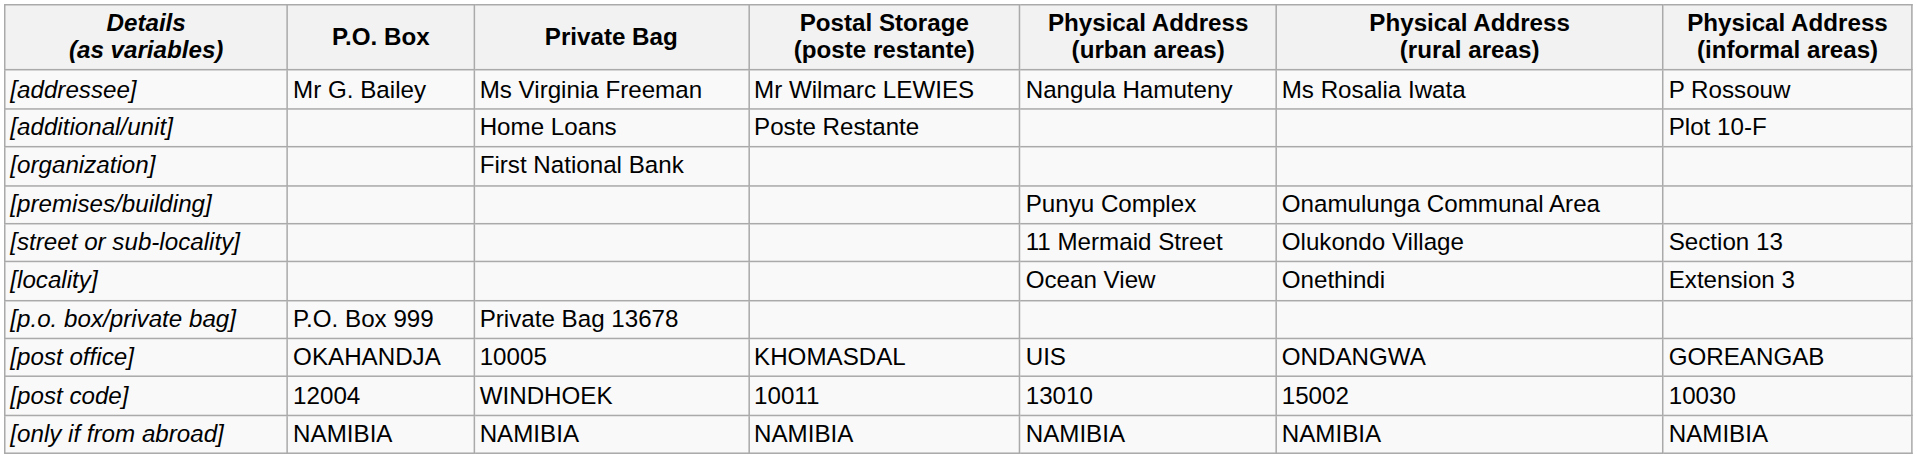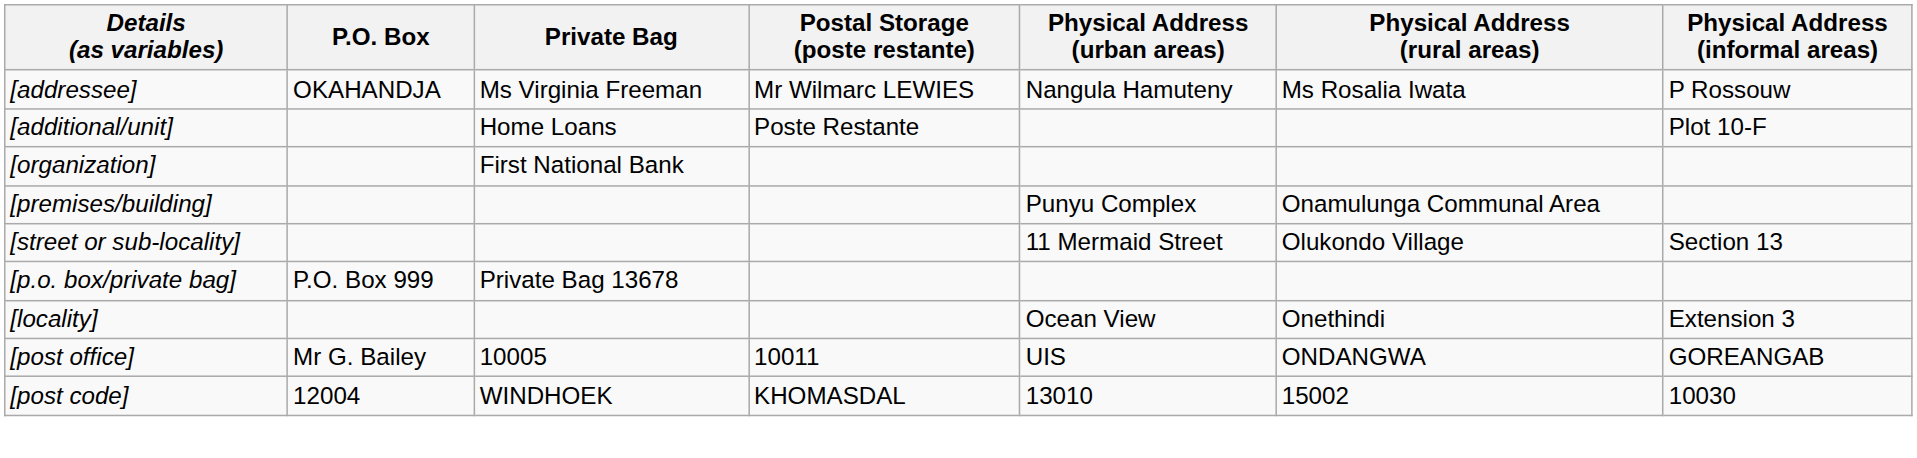(360, 89) Mr G. Bailey -> (367, 89) OKAHANDJA
rows swapped: (54, 280) <-> (123, 319)
(367, 357) OKAHANDJA -> (360, 357) Mr G. Bailey
(830, 357) KHOMASDAL -> (787, 357) 10011
(787, 395) 10011 -> (830, 395) KHOMASDAL
- row: (117, 434)
